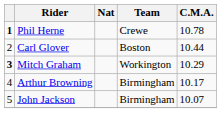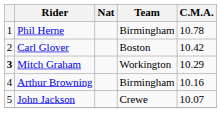(10, 30) bold -> (10, 30) normal
(134, 30) Crewe -> (147, 30) Birmingham
(192, 47) 10.44 -> (192, 47) 10.42
(192, 82) 10.17 -> (192, 82) 10.16
(147, 99) Birmingham -> (134, 99) Crewe
